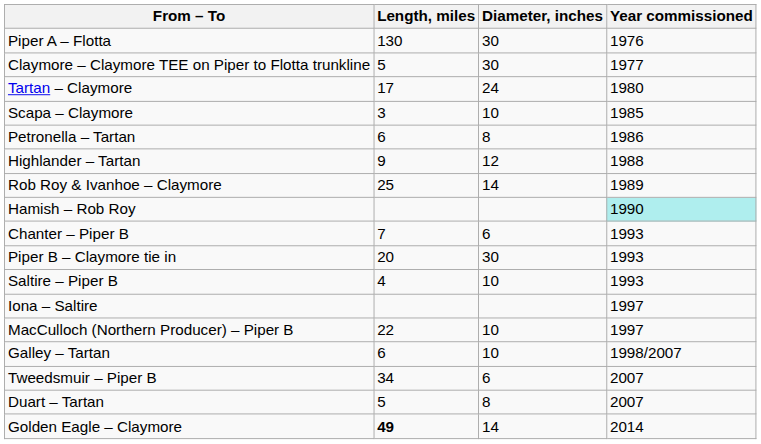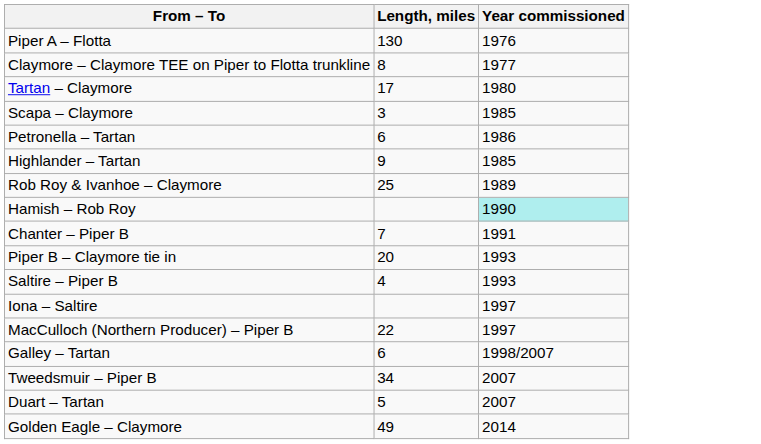- column: (543, 16)
(381, 64) 5 -> (381, 64) 8
(627, 161) 1988 -> (499, 161) 1985
(627, 233) 1993 -> (499, 233) 1991
(386, 426) bold -> (386, 426) normal
